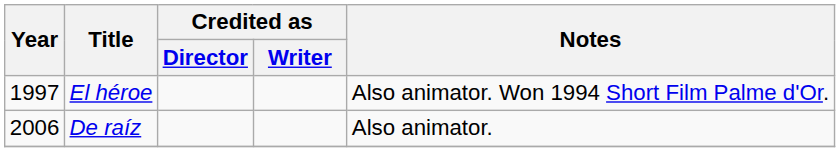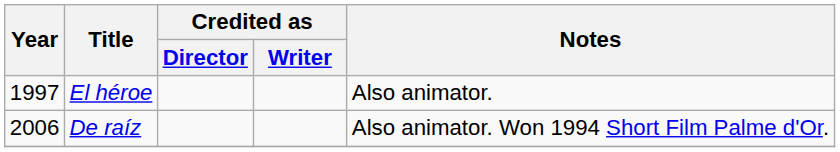(590, 92) Also animator. Won 1994 Short Film Palme d'Or. -> (422, 92) Also animator.
(422, 127) Also animator. -> (590, 127) Also animator. Won 1994 Short Film Palme d'Or.
